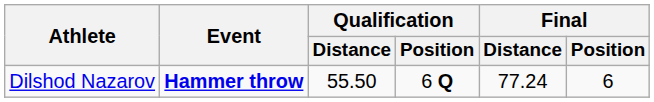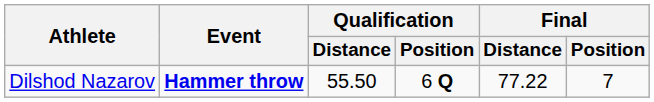(523, 82) 77.24 -> (523, 82) 77.22
(608, 82) 6 -> (608, 82) 7
